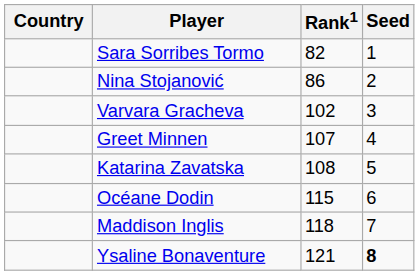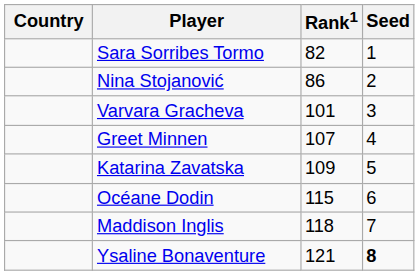(320, 110) 102 -> (320, 110) 101
(320, 168) 108 -> (320, 168) 109
